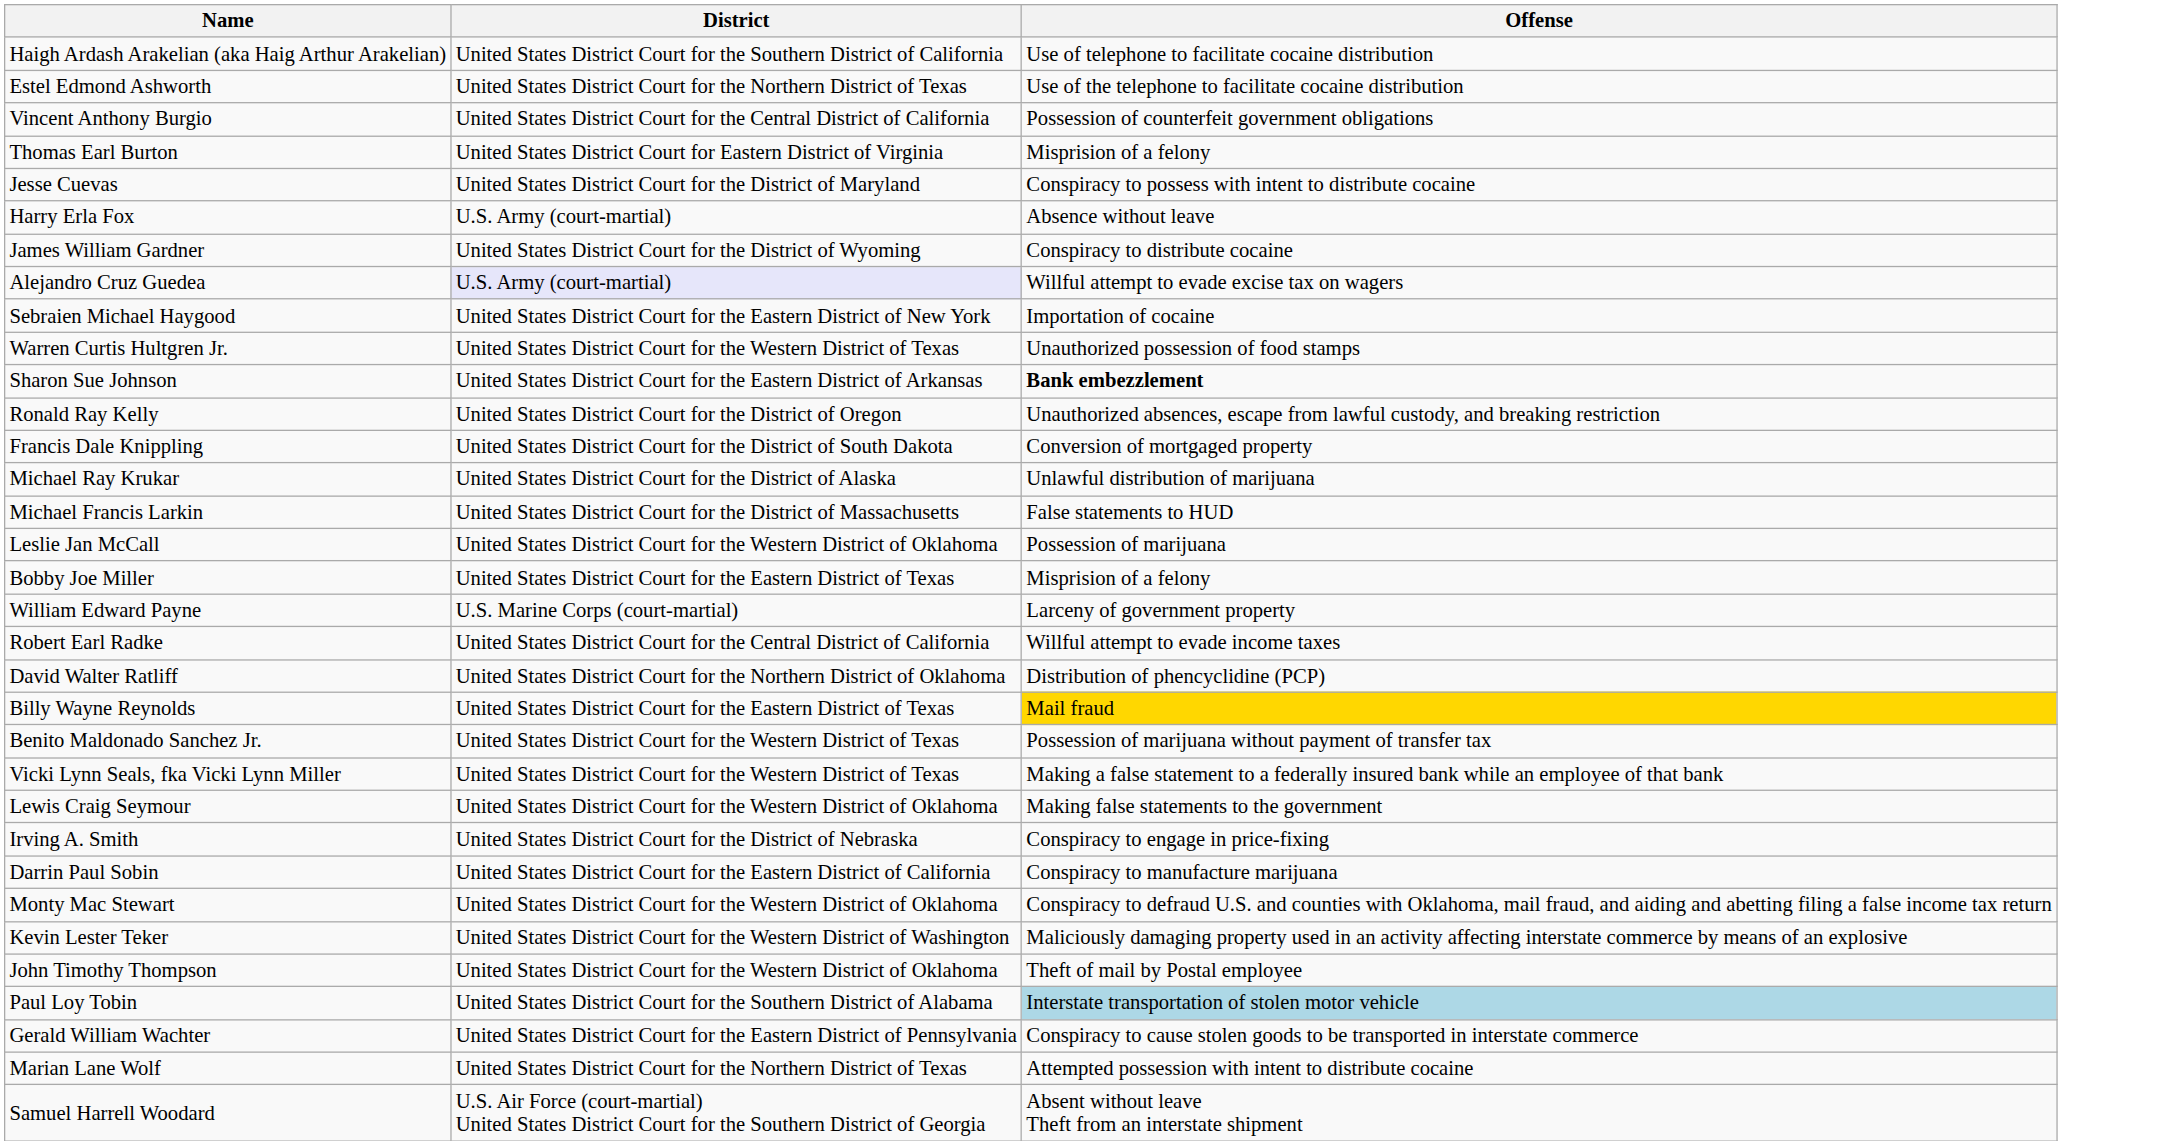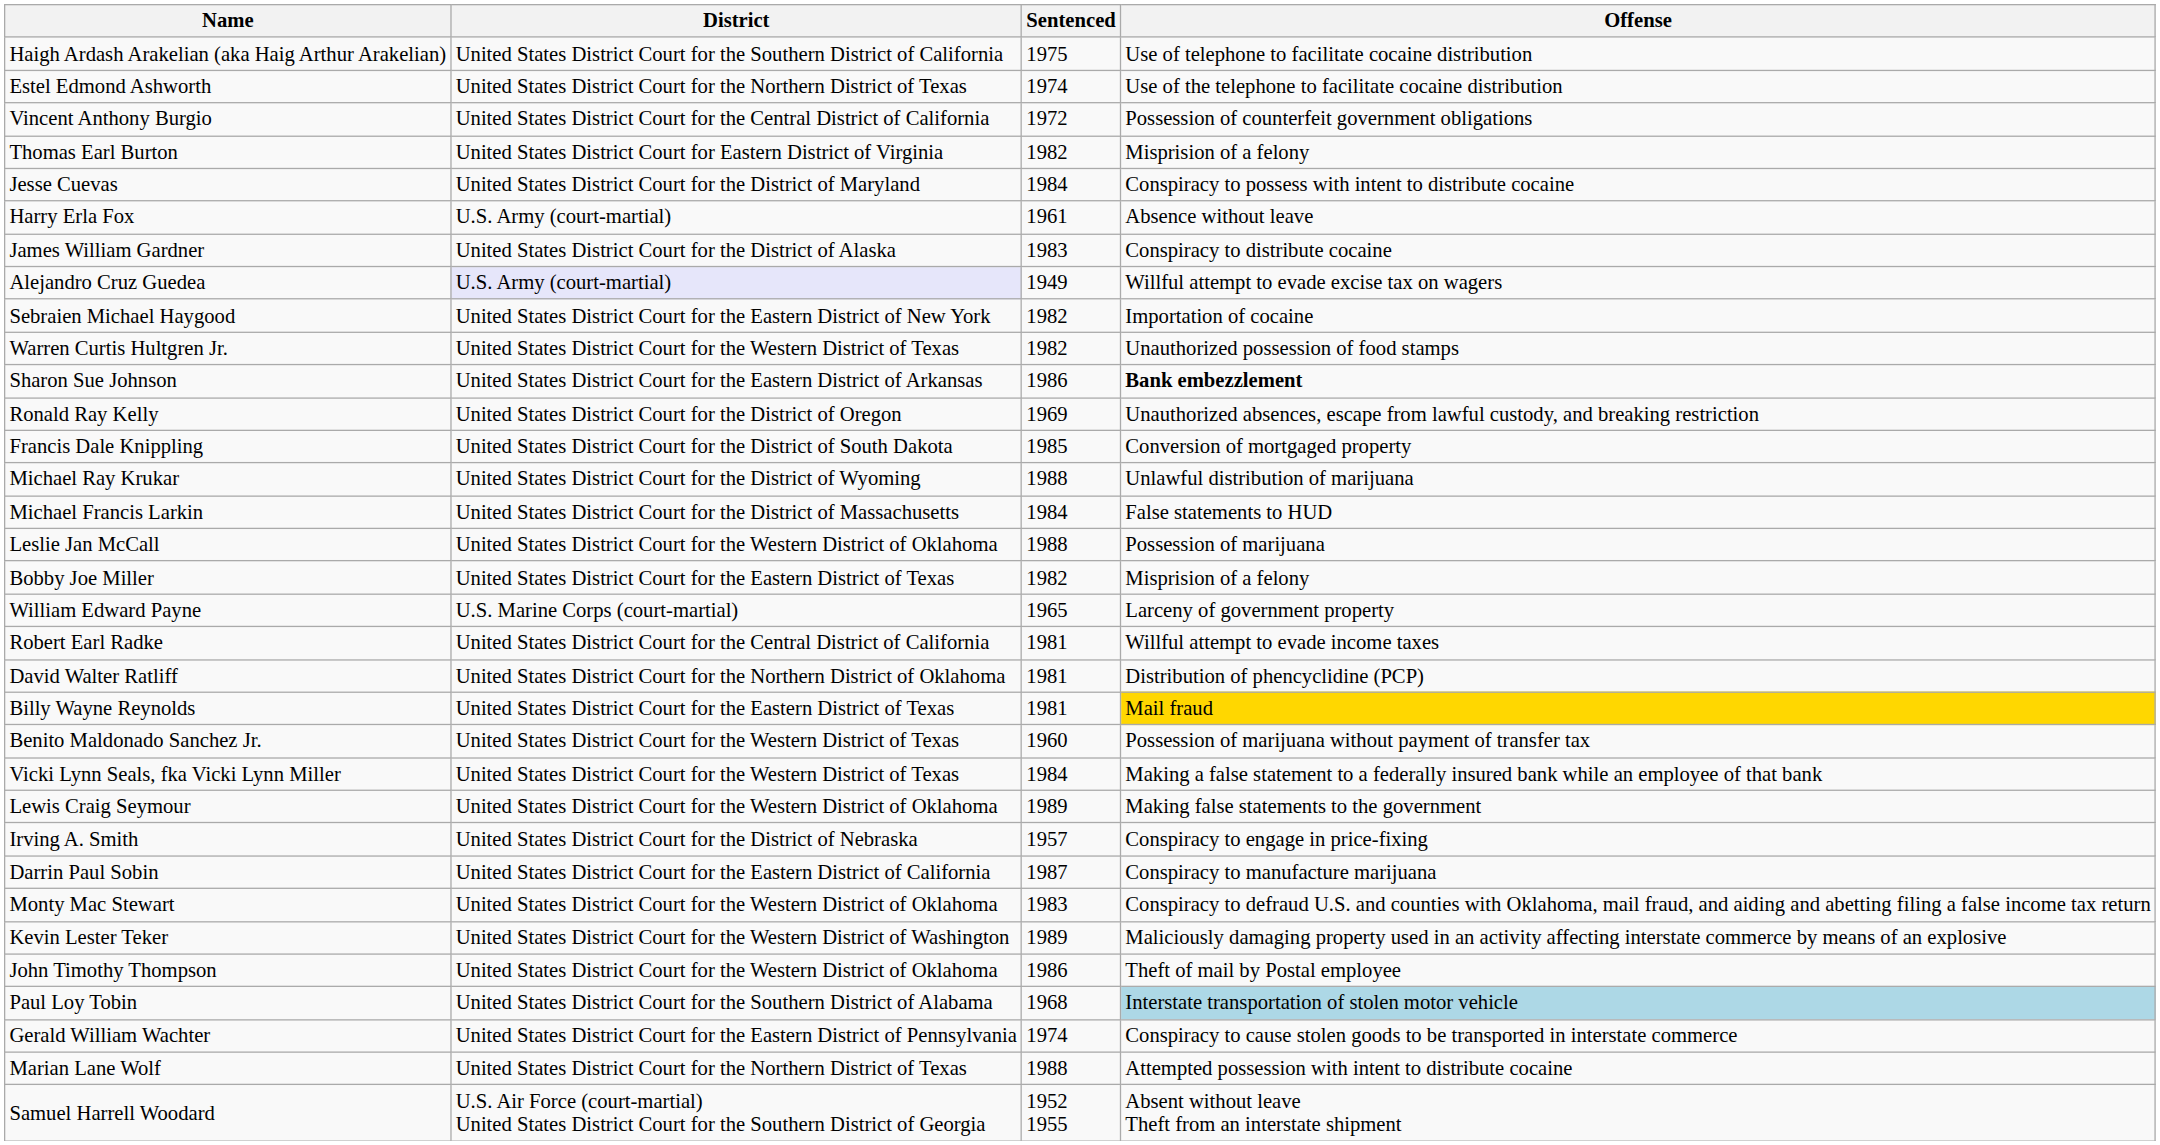+ column: (1071, 20)
(688, 250) United States District Court for the District of Wyoming -> (676, 250) United States District Court for the District of Alaska
(676, 479) United States District Court for the District of Alaska -> (688, 479) United States District Court for the District of Wyoming
